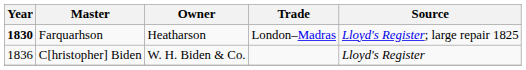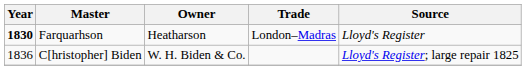(430, 34) Lloyd's Register; large repair 1825 -> (383, 34) Lloyd's Register
(383, 55) Lloyd's Register -> (430, 55) Lloyd's Register; large repair 1825
